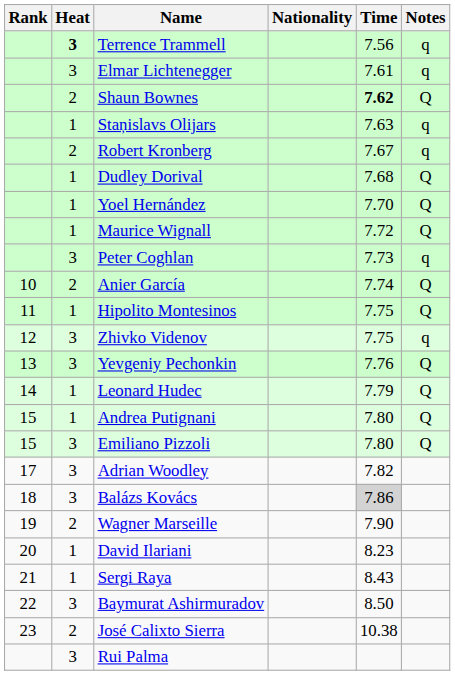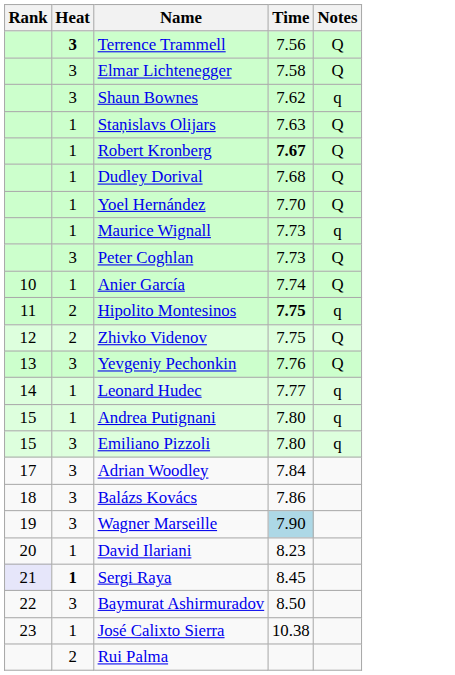- column: (312, 17)
(426, 44) q -> (338, 44) Q
(379, 71) 7.61 -> (291, 71) 7.58
(426, 71) q -> (338, 71) Q
(73, 97) 2 -> (73, 97) 3
(379, 97) bold -> (291, 97) normal
(426, 97) Q -> (338, 97) q
(426, 124) q -> (338, 124) Q
(73, 151) 2 -> (73, 151) 1
(379, 151) normal -> (291, 151) bold
(426, 151) q -> (338, 151) Q
(379, 230) 7.72 -> (291, 230) 7.73
(426, 230) Q -> (338, 230) q
(426, 257) q -> (338, 257) Q
(73, 284) 2 -> (73, 284) 1
(73, 310) 1 -> (73, 310) 2
(379, 310) normal -> (291, 310) bold
(426, 310) Q -> (338, 310) q
(73, 337) 3 -> (73, 337) 2
(426, 337) q -> (338, 337) Q
(379, 390) 7.79 -> (291, 390) 7.77
(426, 390) Q -> (338, 390) q
(426, 417) Q -> (338, 417) q
(426, 444) Q -> (338, 444) q
(379, 470) 7.82 -> (291, 470) 7.84
(379, 497) lightgrey background -> (291, 497) no background
(73, 524) 2 -> (73, 524) 3
(379, 524) no background -> (291, 524) lightblue background
(28, 577) no background -> (28, 577) lavender background
(73, 577) normal -> (73, 577) bold
(379, 577) 8.43 -> (291, 577) 8.45
(73, 630) 2 -> (73, 630) 1
(73, 657) 3 -> (73, 657) 2
